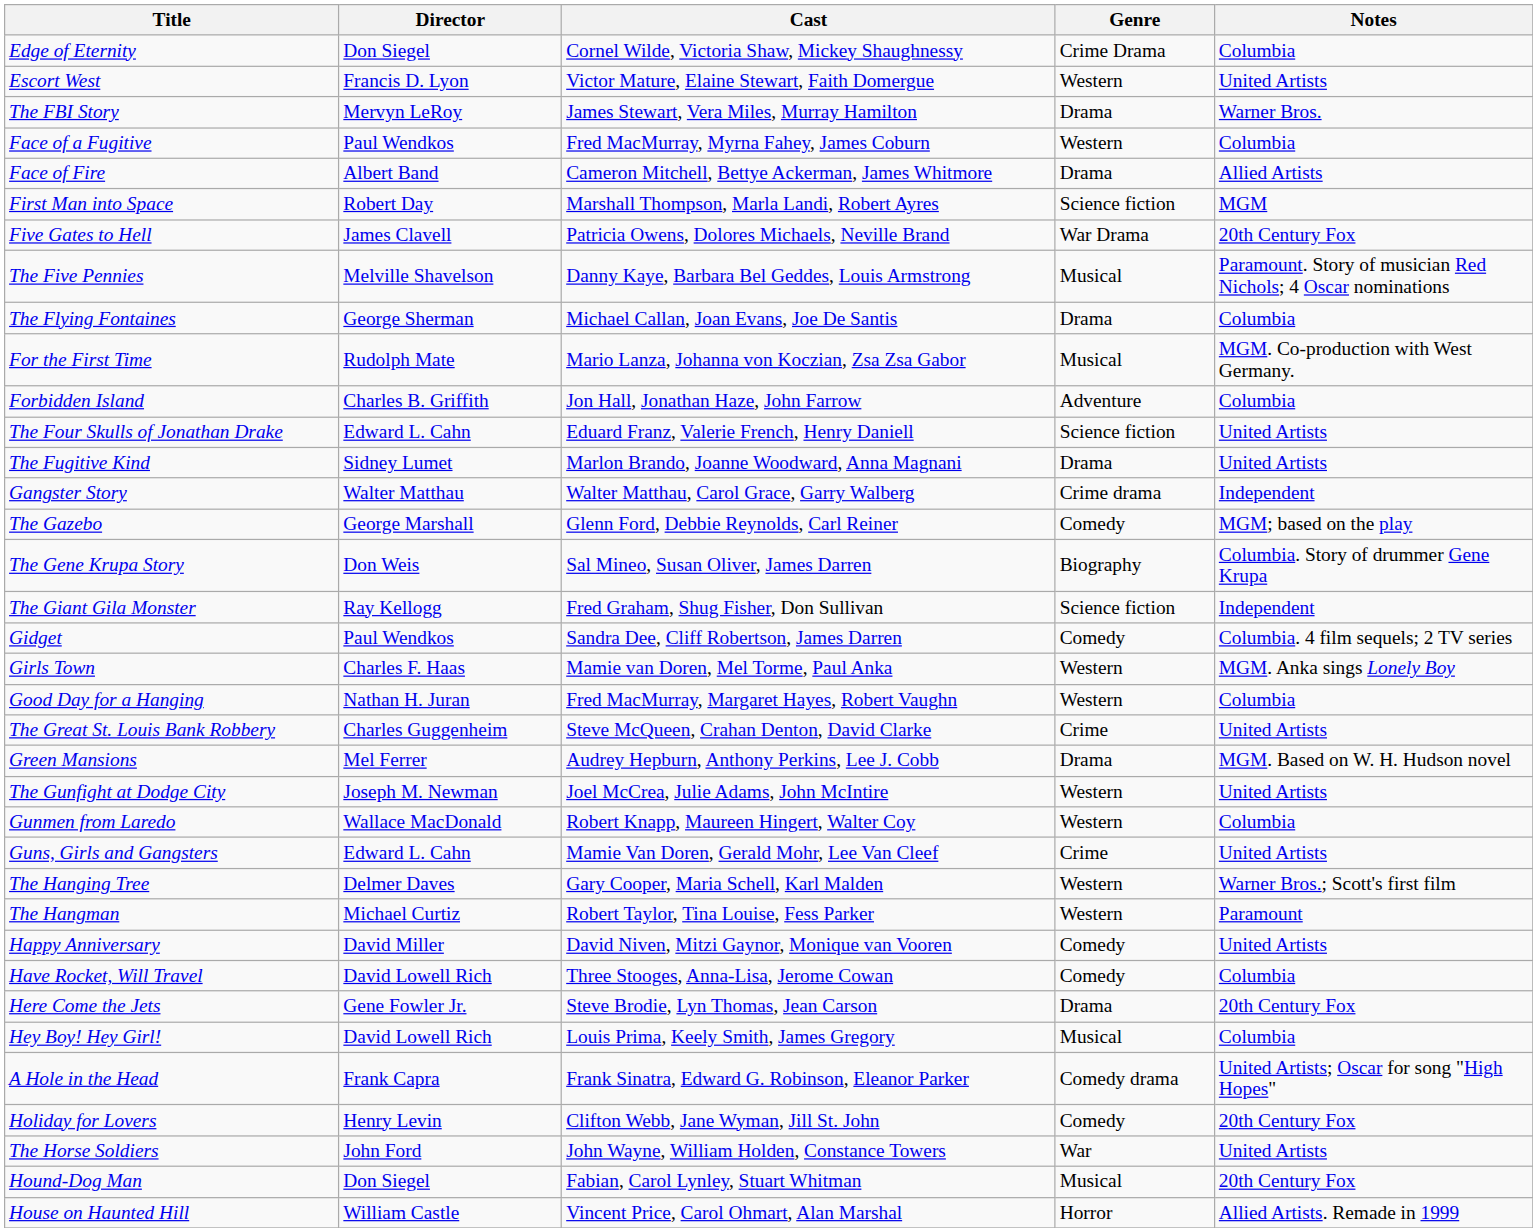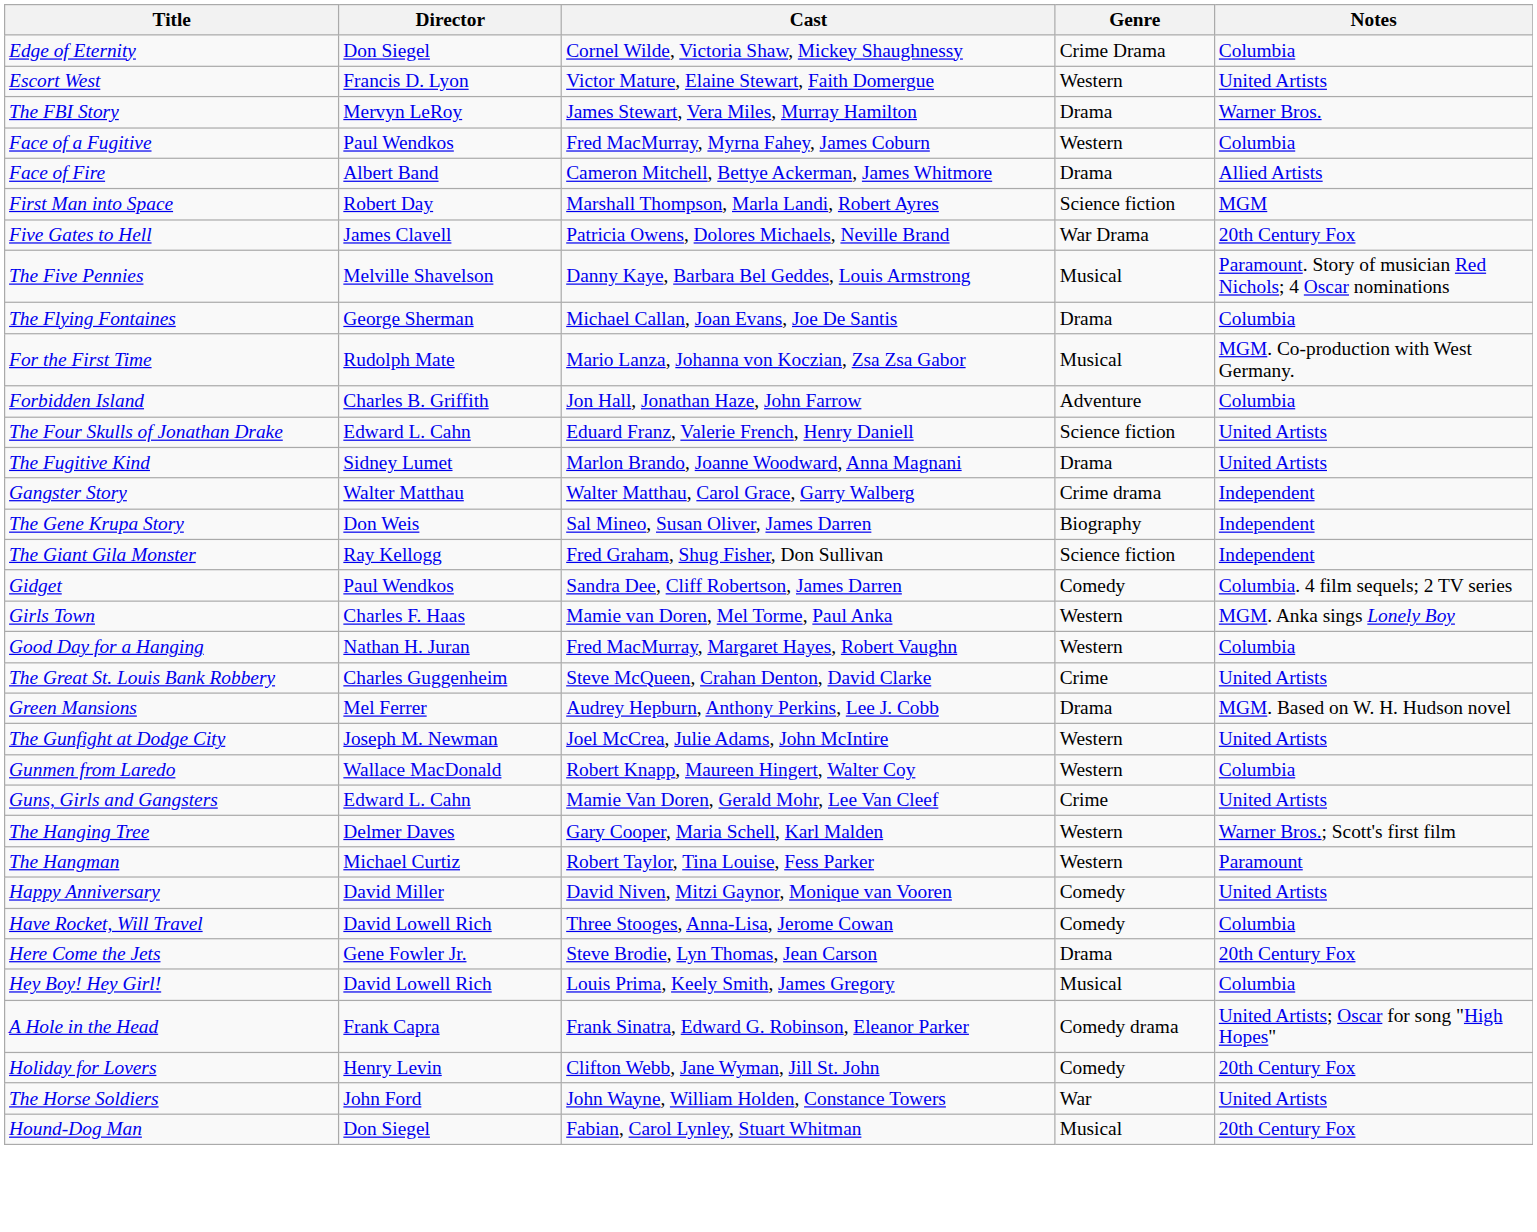- row: (56, 523)
(1354, 565) Columbia. Story of drummer Gene Krupa -> (1267, 523) Independent
- row: (99, 1212)
